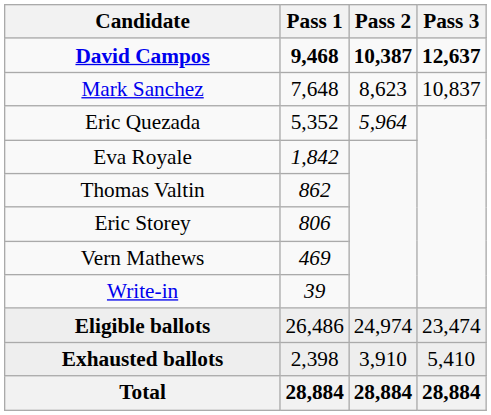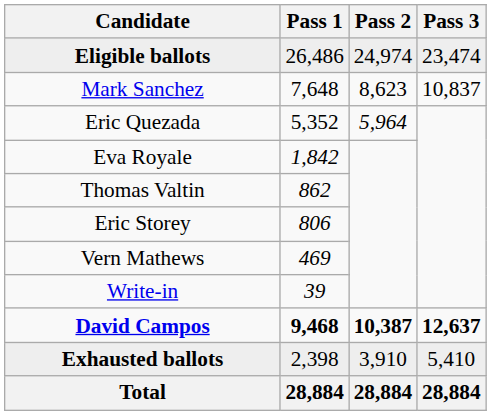rows swapped: (143, 55) <-> (143, 325)
